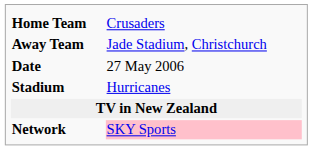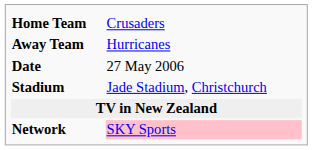(187, 44) Jade Stadium, Christchurch -> (138, 44) Hurricanes
(138, 87) Hurricanes -> (187, 87) Jade Stadium, Christchurch
